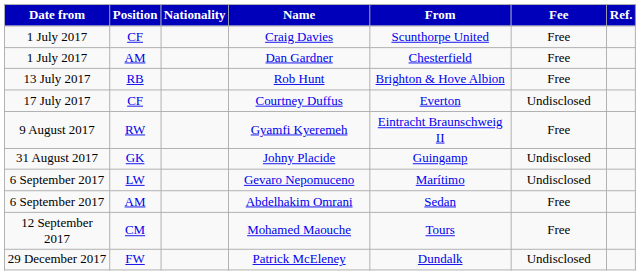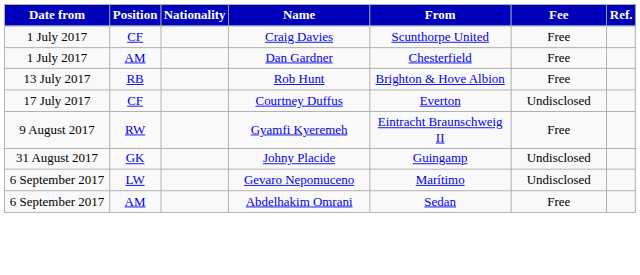- row: (299, 230)
- row: (299, 259)
